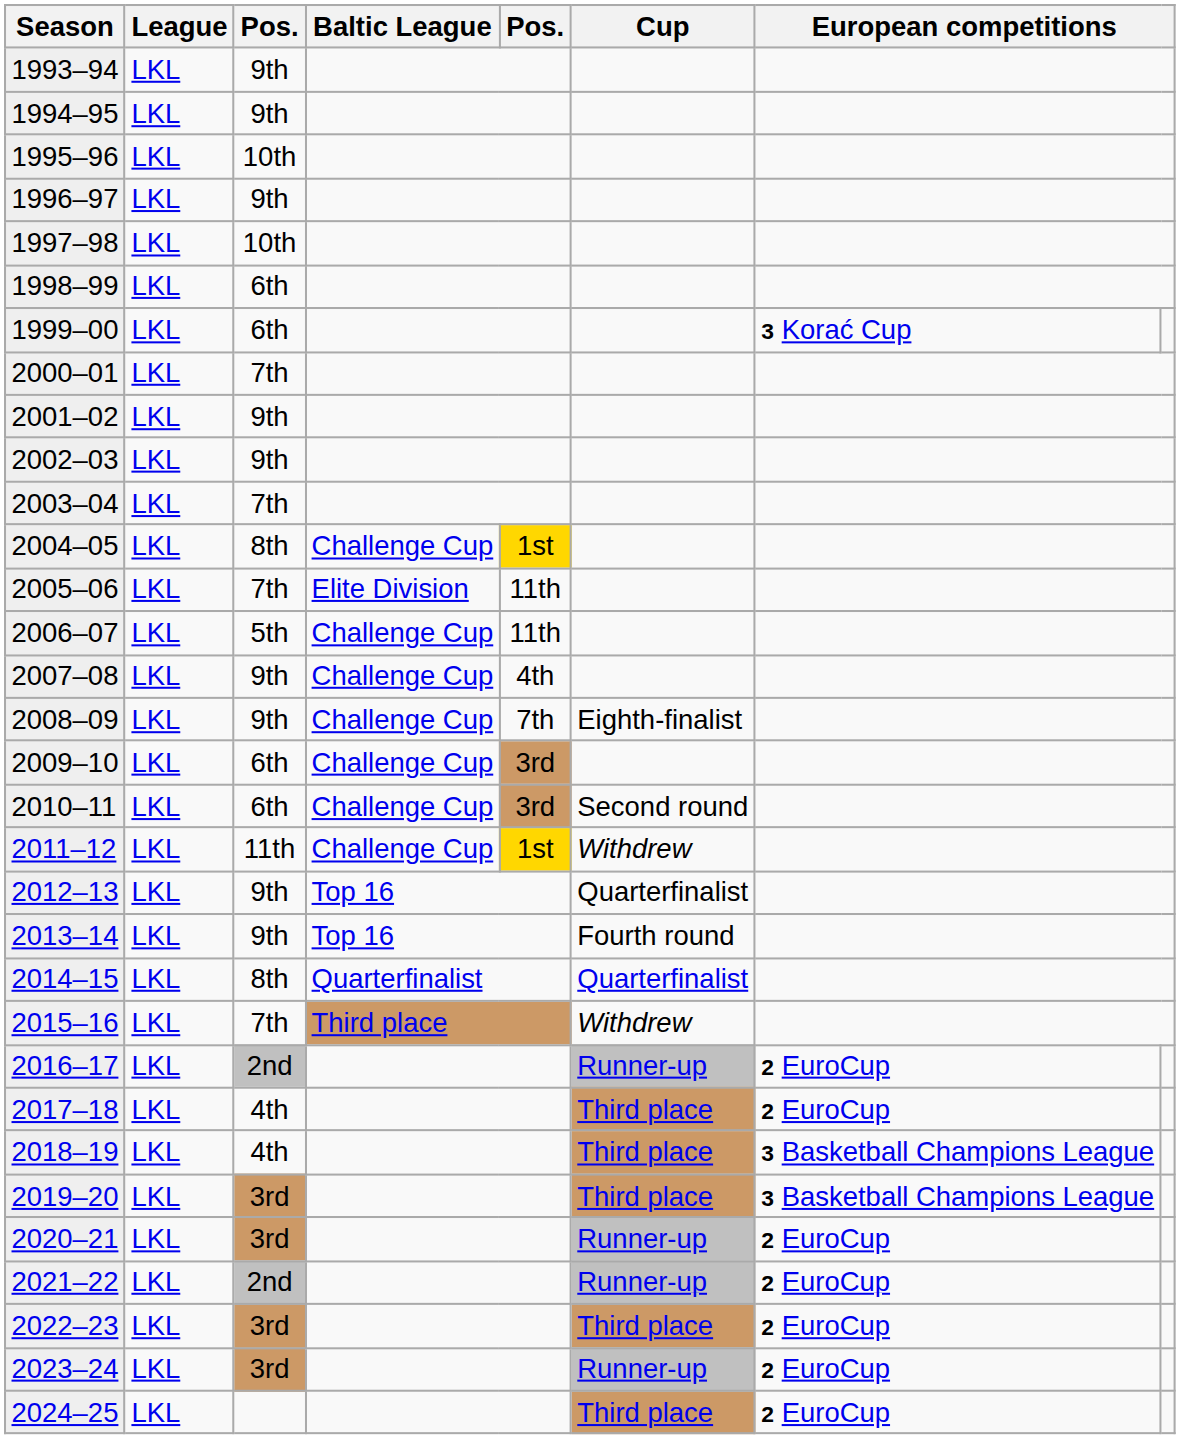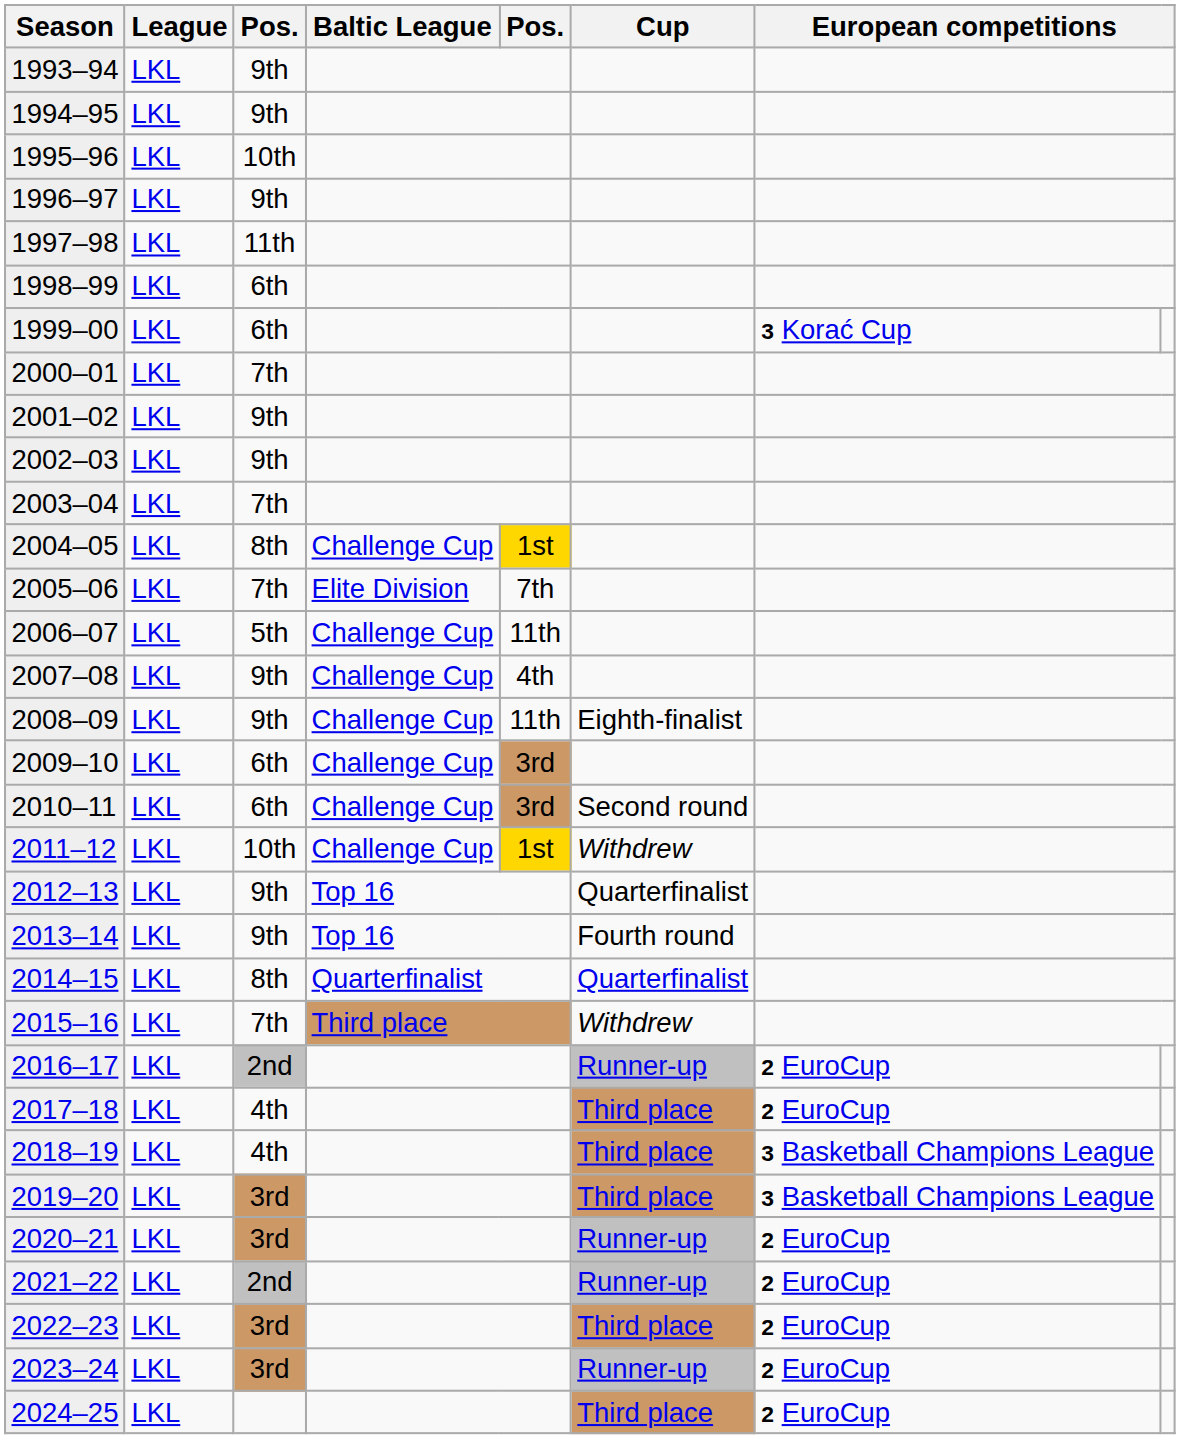(270, 243) 10th -> (270, 243) 11th
(535, 589) 11th -> (535, 589) 7th
(535, 719) 7th -> (535, 719) 11th
(270, 849) 11th -> (270, 849) 10th
